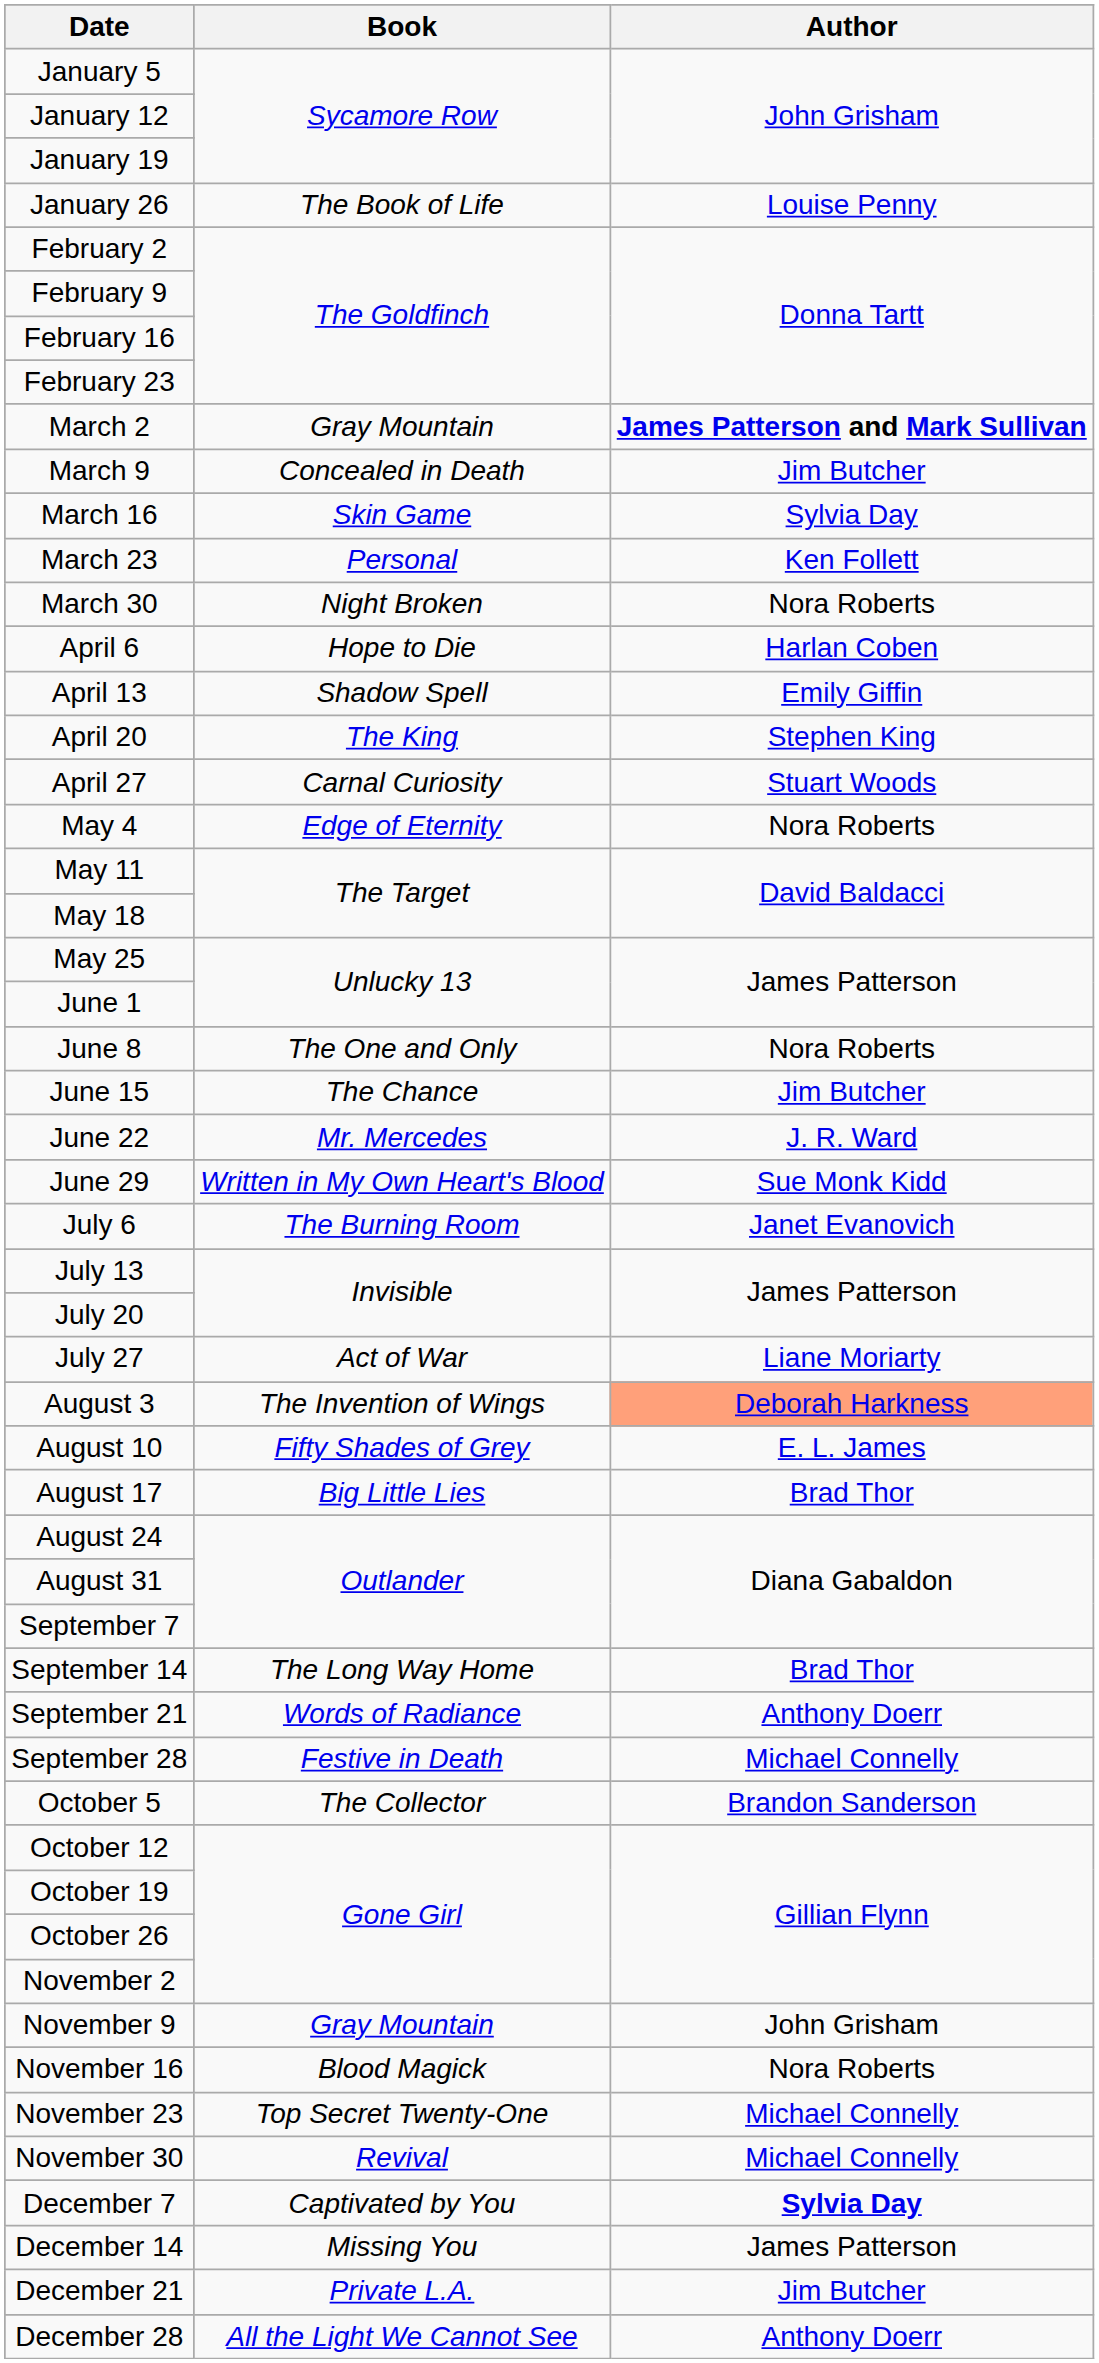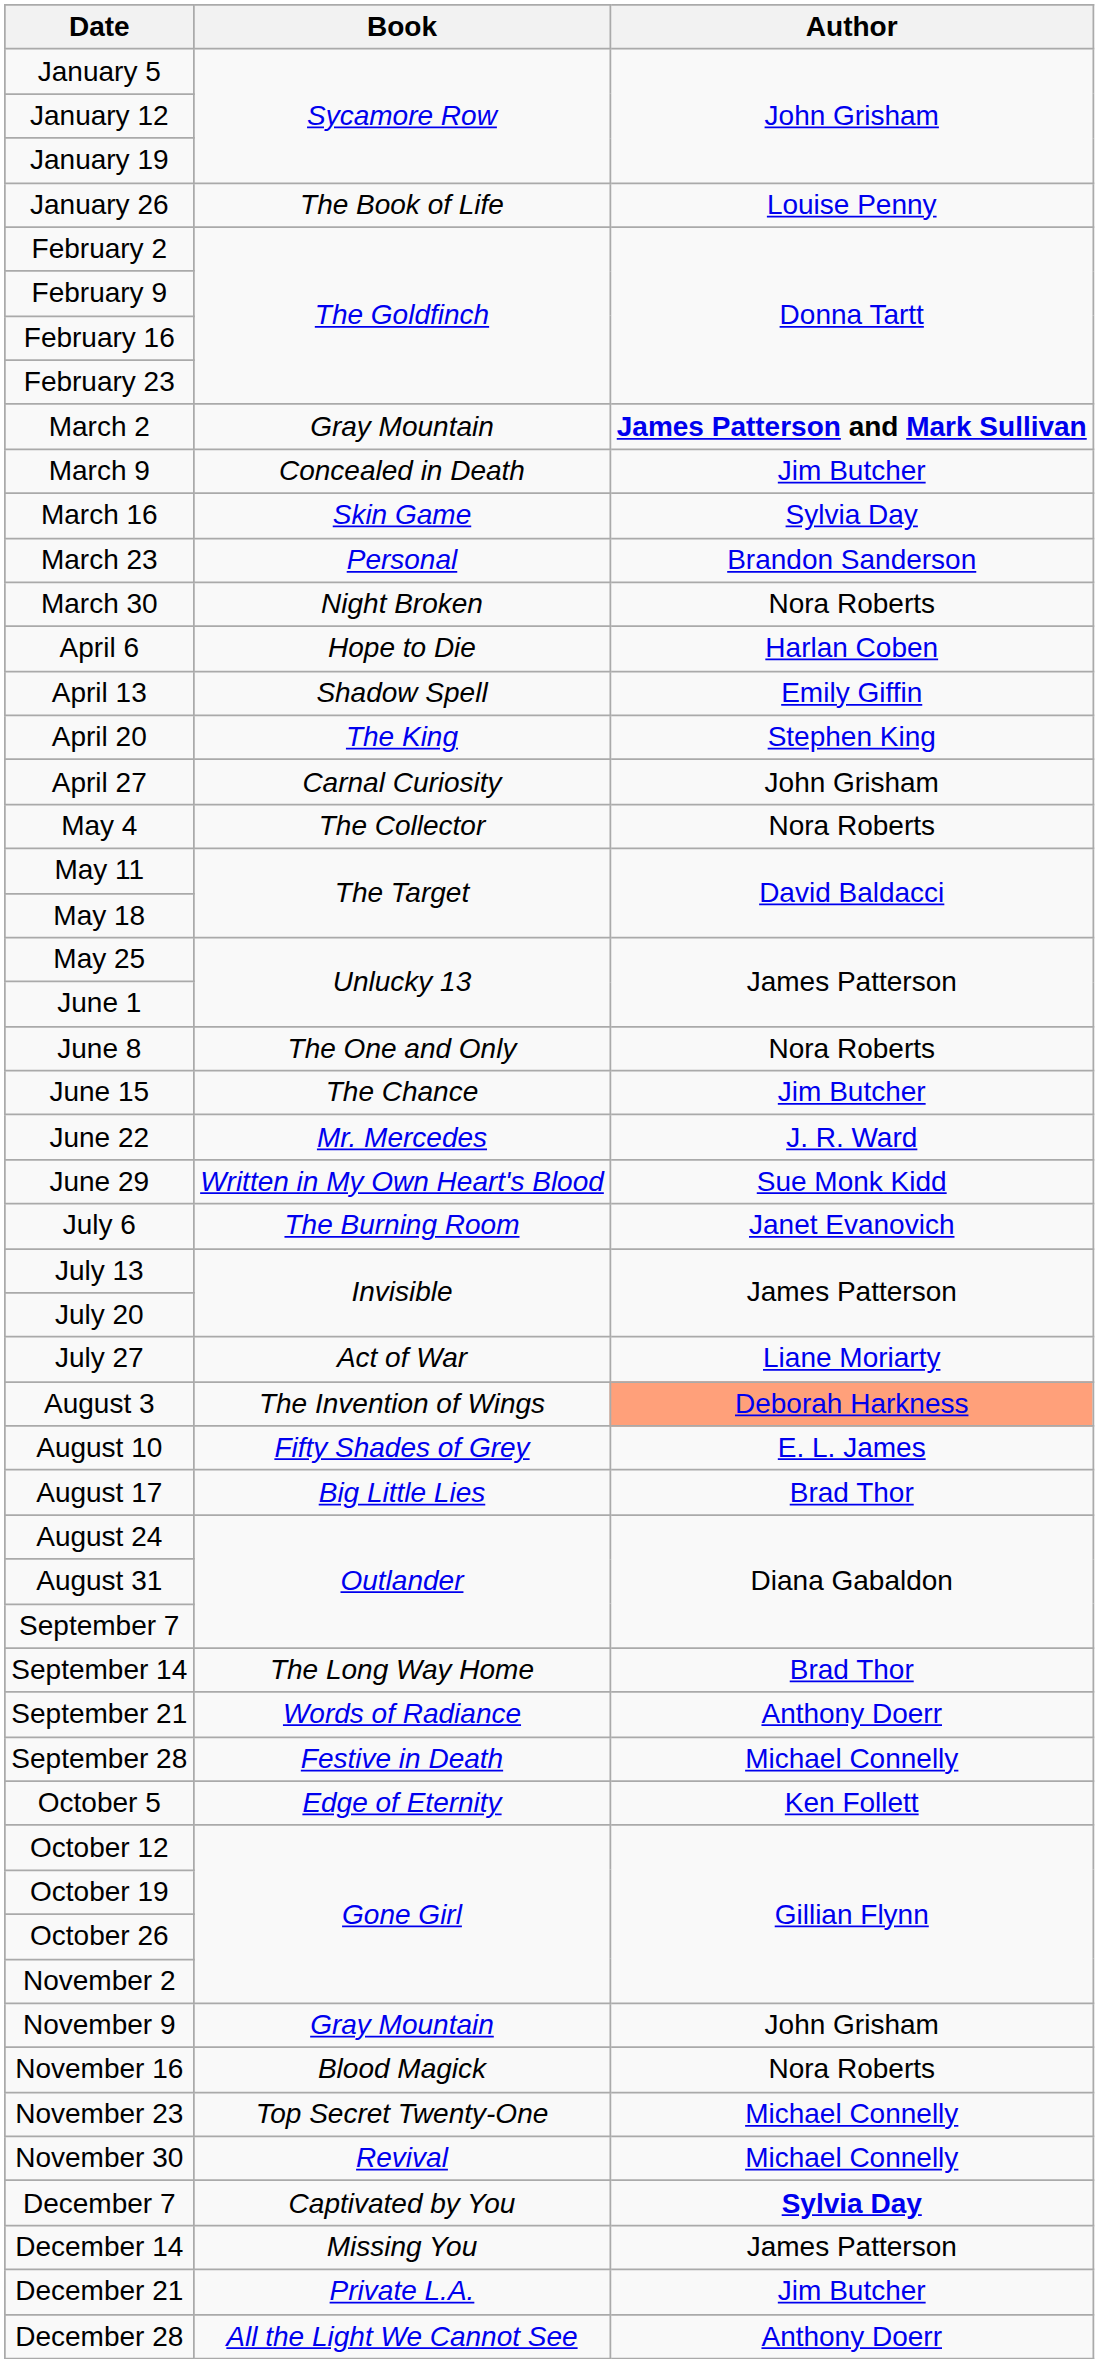(852, 559) Ken Follett -> (852, 559) Brandon Sanderson
(852, 781) Stuart Woods -> (852, 781) John Grisham
(402, 826) Edge of Eternity -> (402, 826) The Collector
(402, 1802) The Collector -> (402, 1802) Edge of Eternity
(852, 1802) Brandon Sanderson -> (852, 1802) Ken Follett
